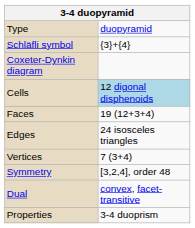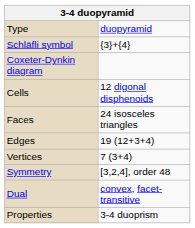(127, 92) lightblue background -> (127, 92) no background
(127, 114) 19 (12+3+4) -> (128, 119) 24 isosceles triangles
(128, 135) 24 isosceles triangles -> (127, 141) 19 (12+3+4)
